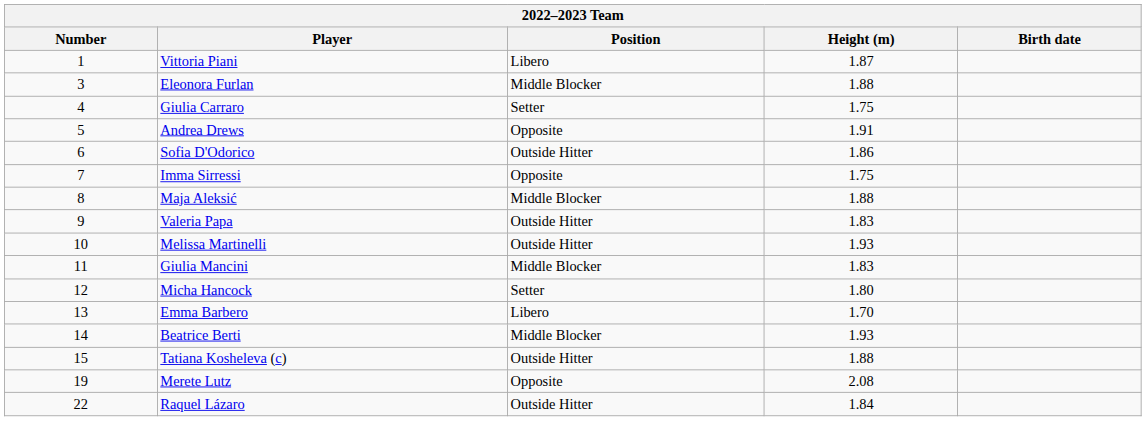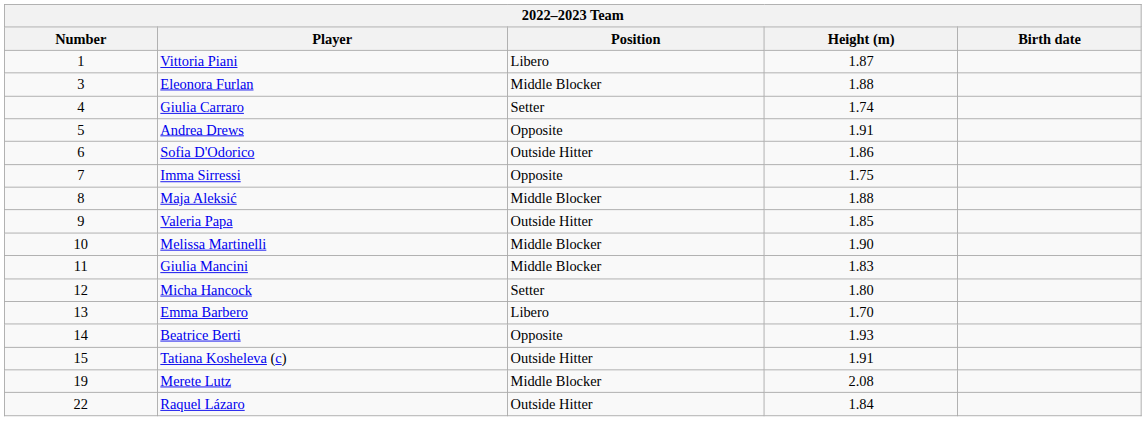(861, 107) 1.75 -> (861, 107) 1.74
(861, 221) 1.83 -> (861, 221) 1.85
(552, 244) Outside Hitter -> (556, 244) Middle Blocker
(861, 244) 1.93 -> (861, 244) 1.90
(556, 335) Middle Blocker -> (537, 335) Opposite
(861, 358) 1.88 -> (861, 358) 1.91
(537, 381) Opposite -> (556, 381) Middle Blocker
